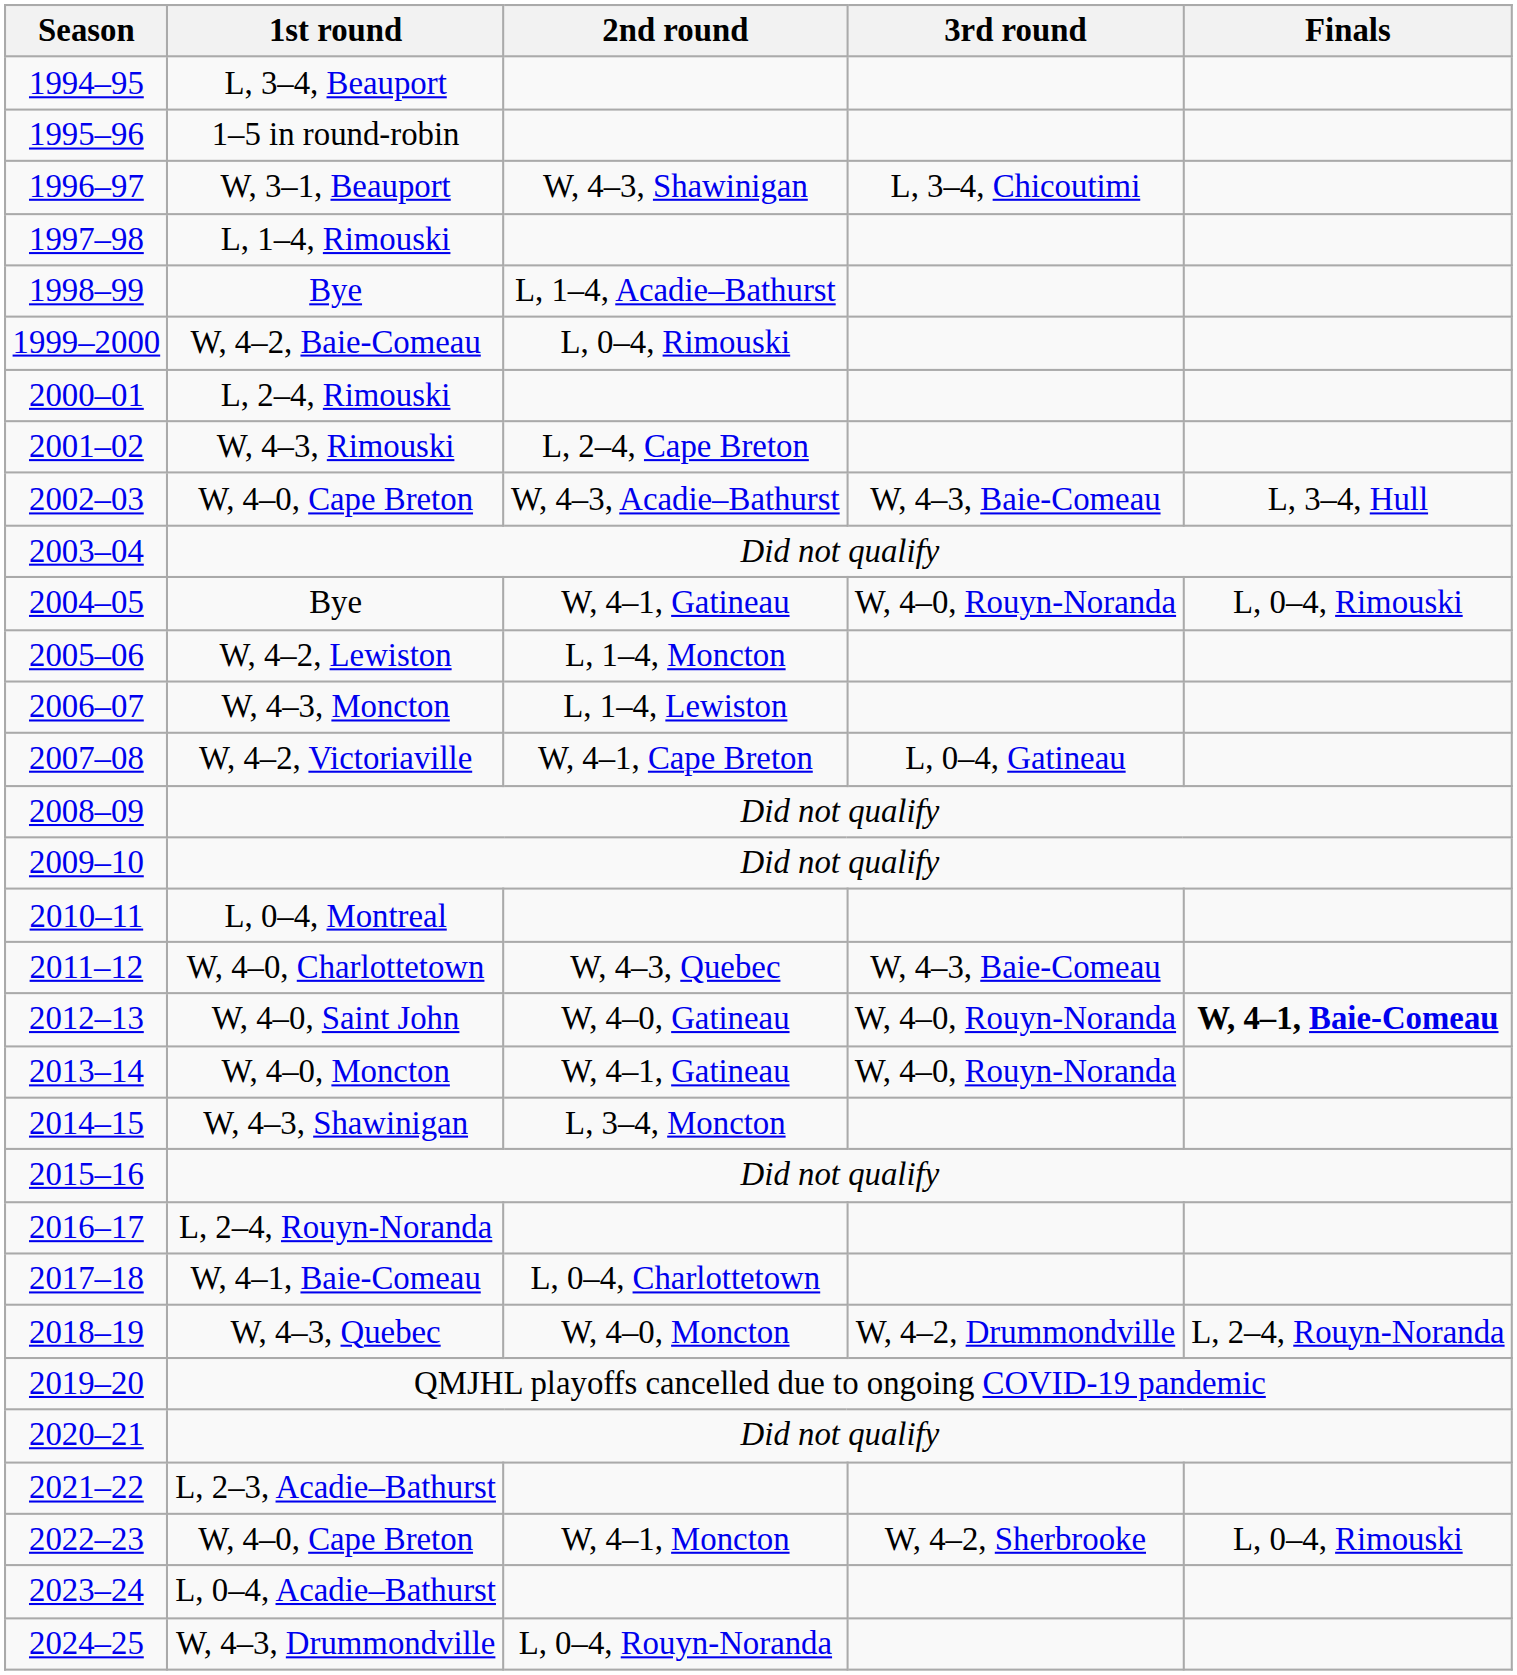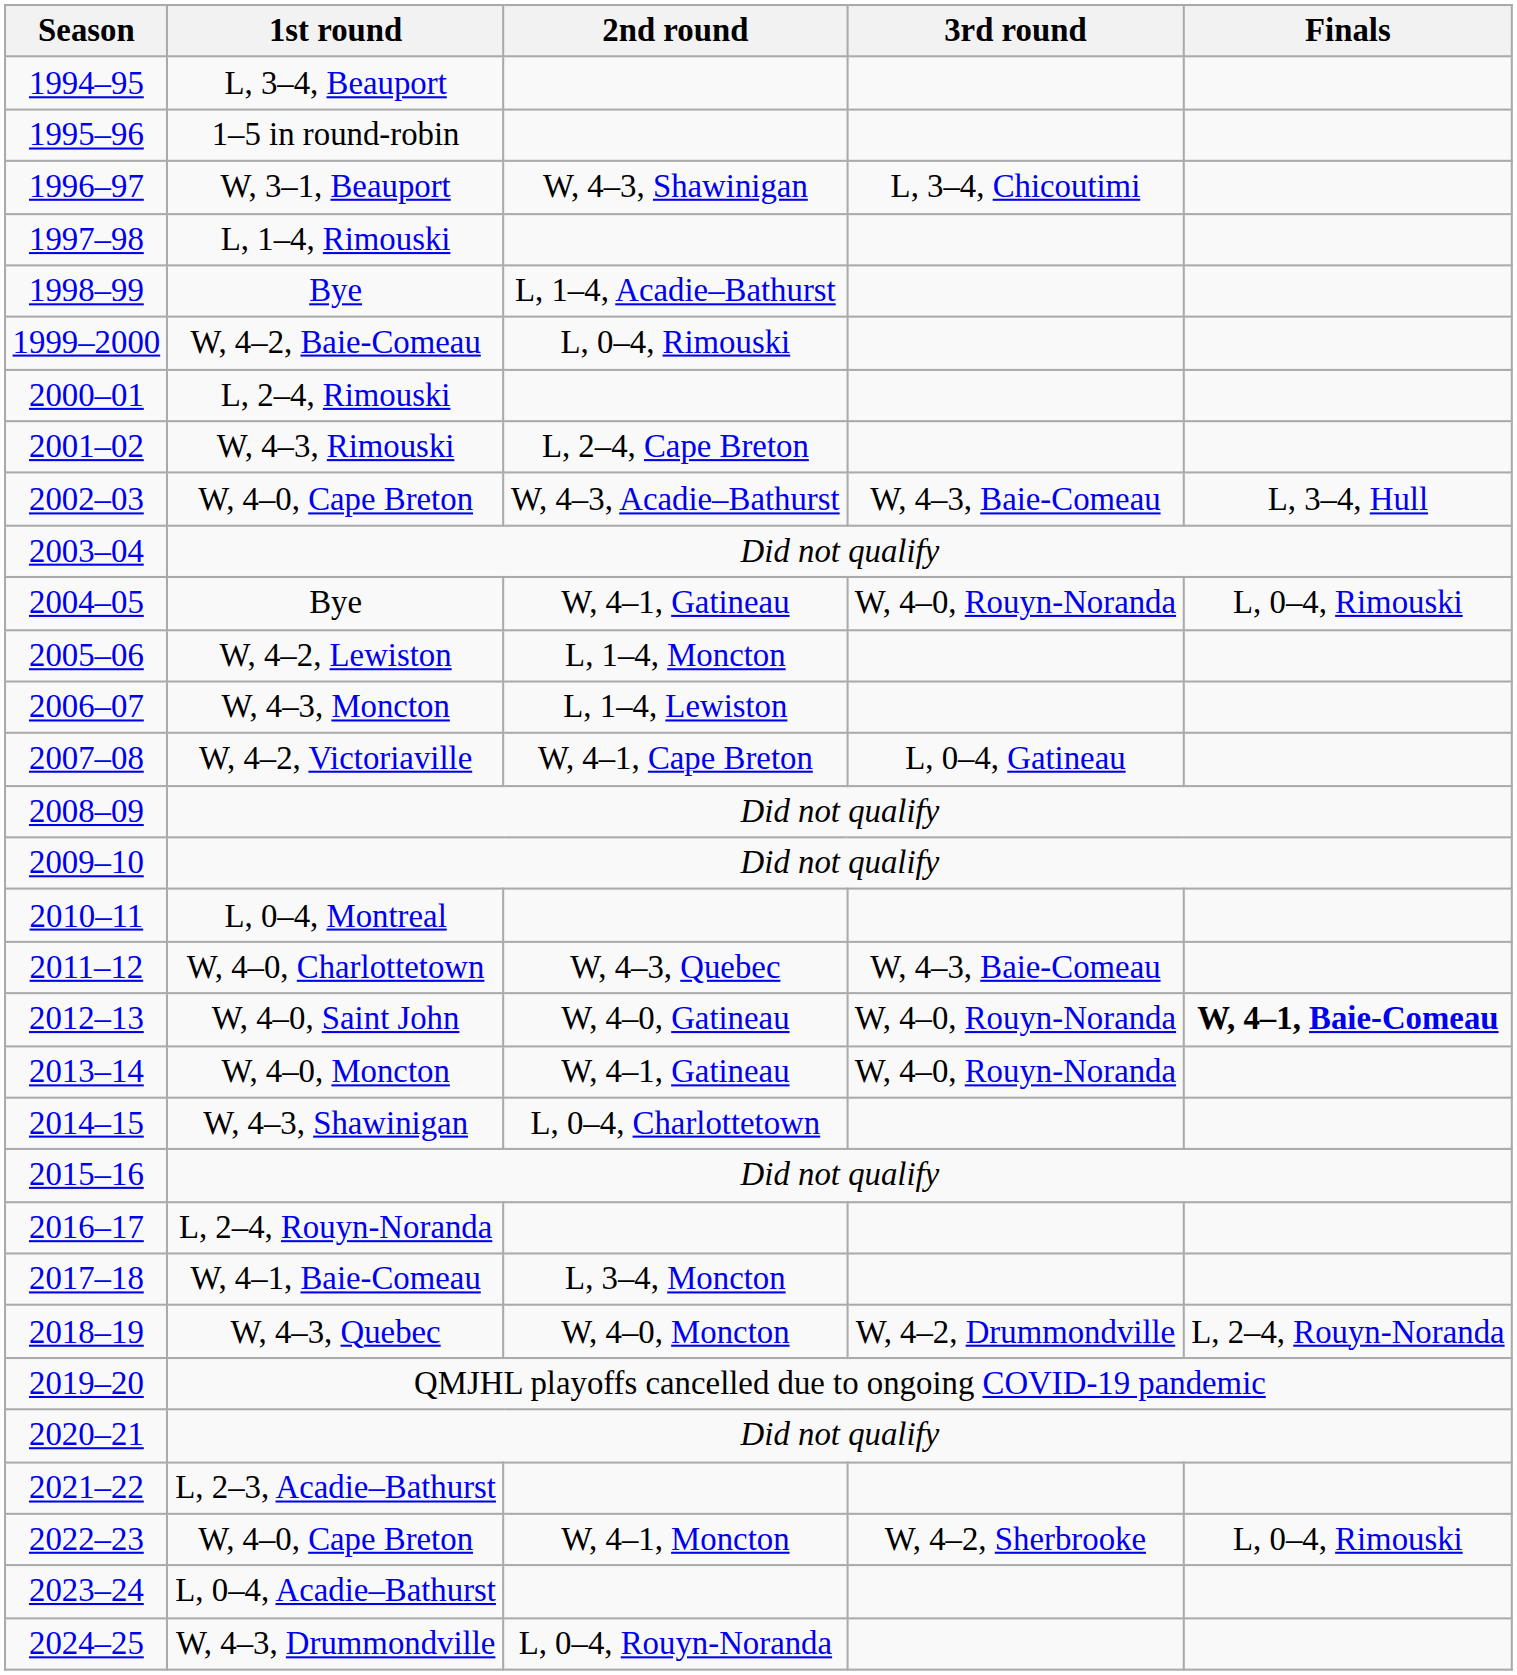(675, 1122) L, 3–4, Moncton -> (675, 1122) L, 0–4, Charlottetown
(675, 1278) L, 0–4, Charlottetown -> (675, 1278) L, 3–4, Moncton
